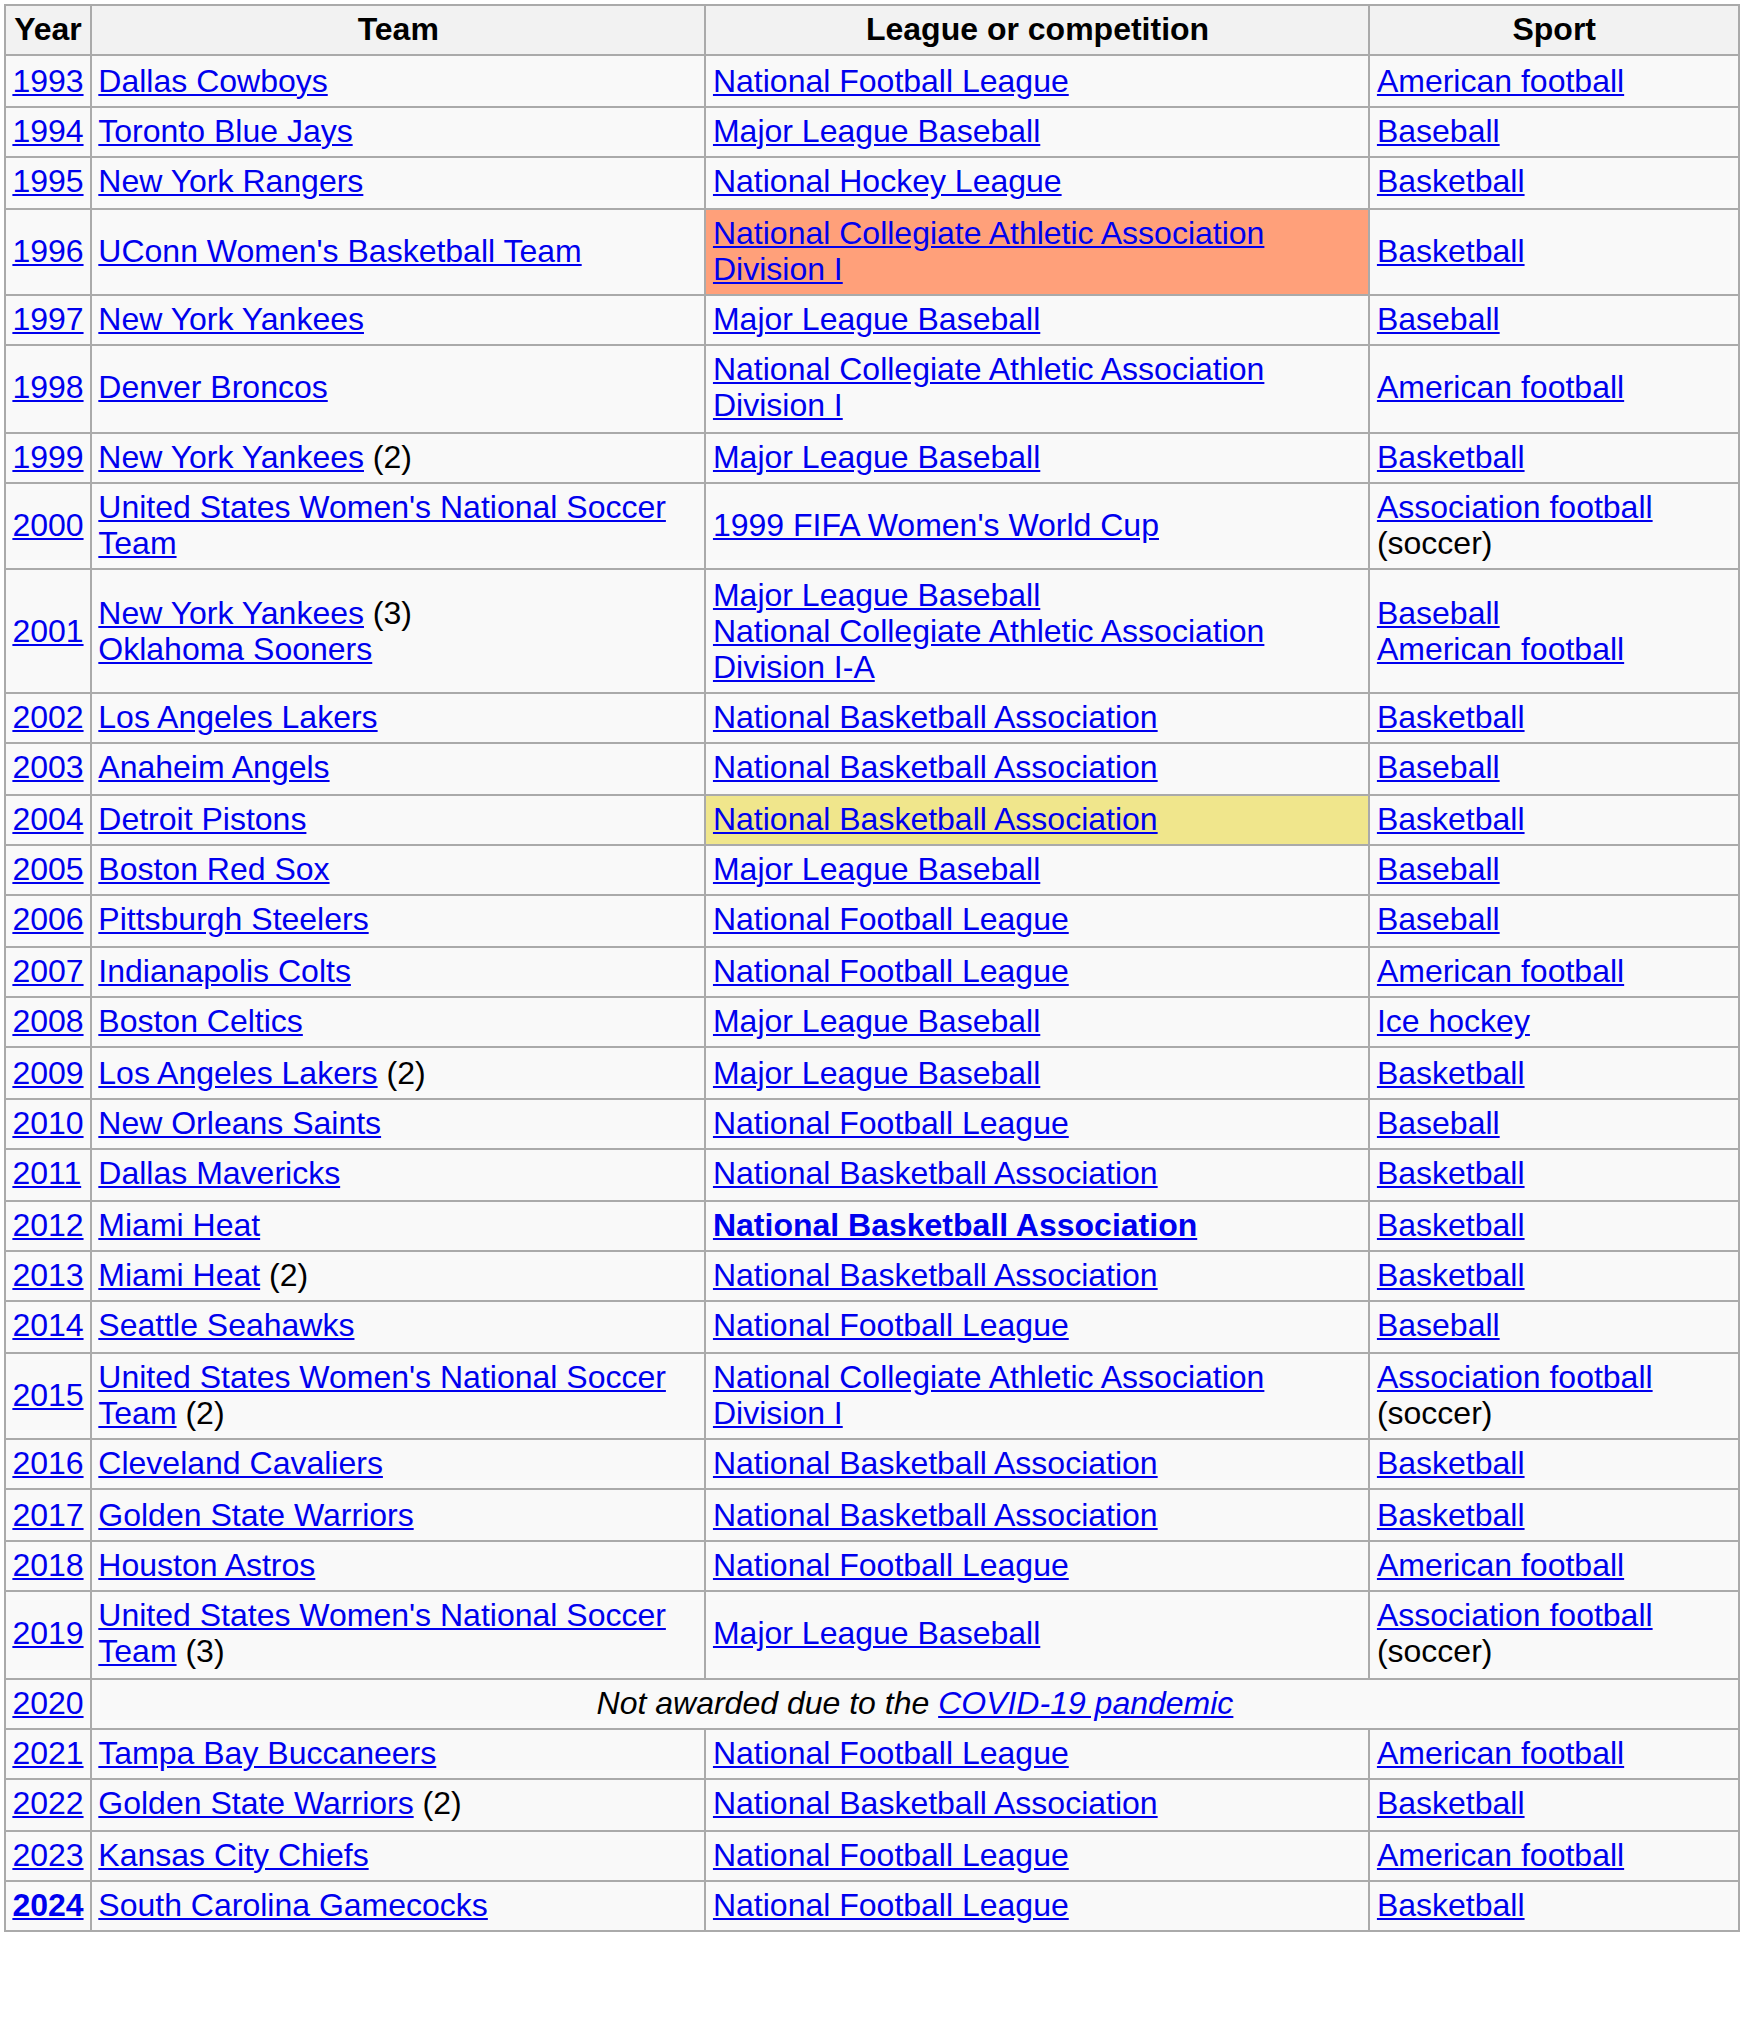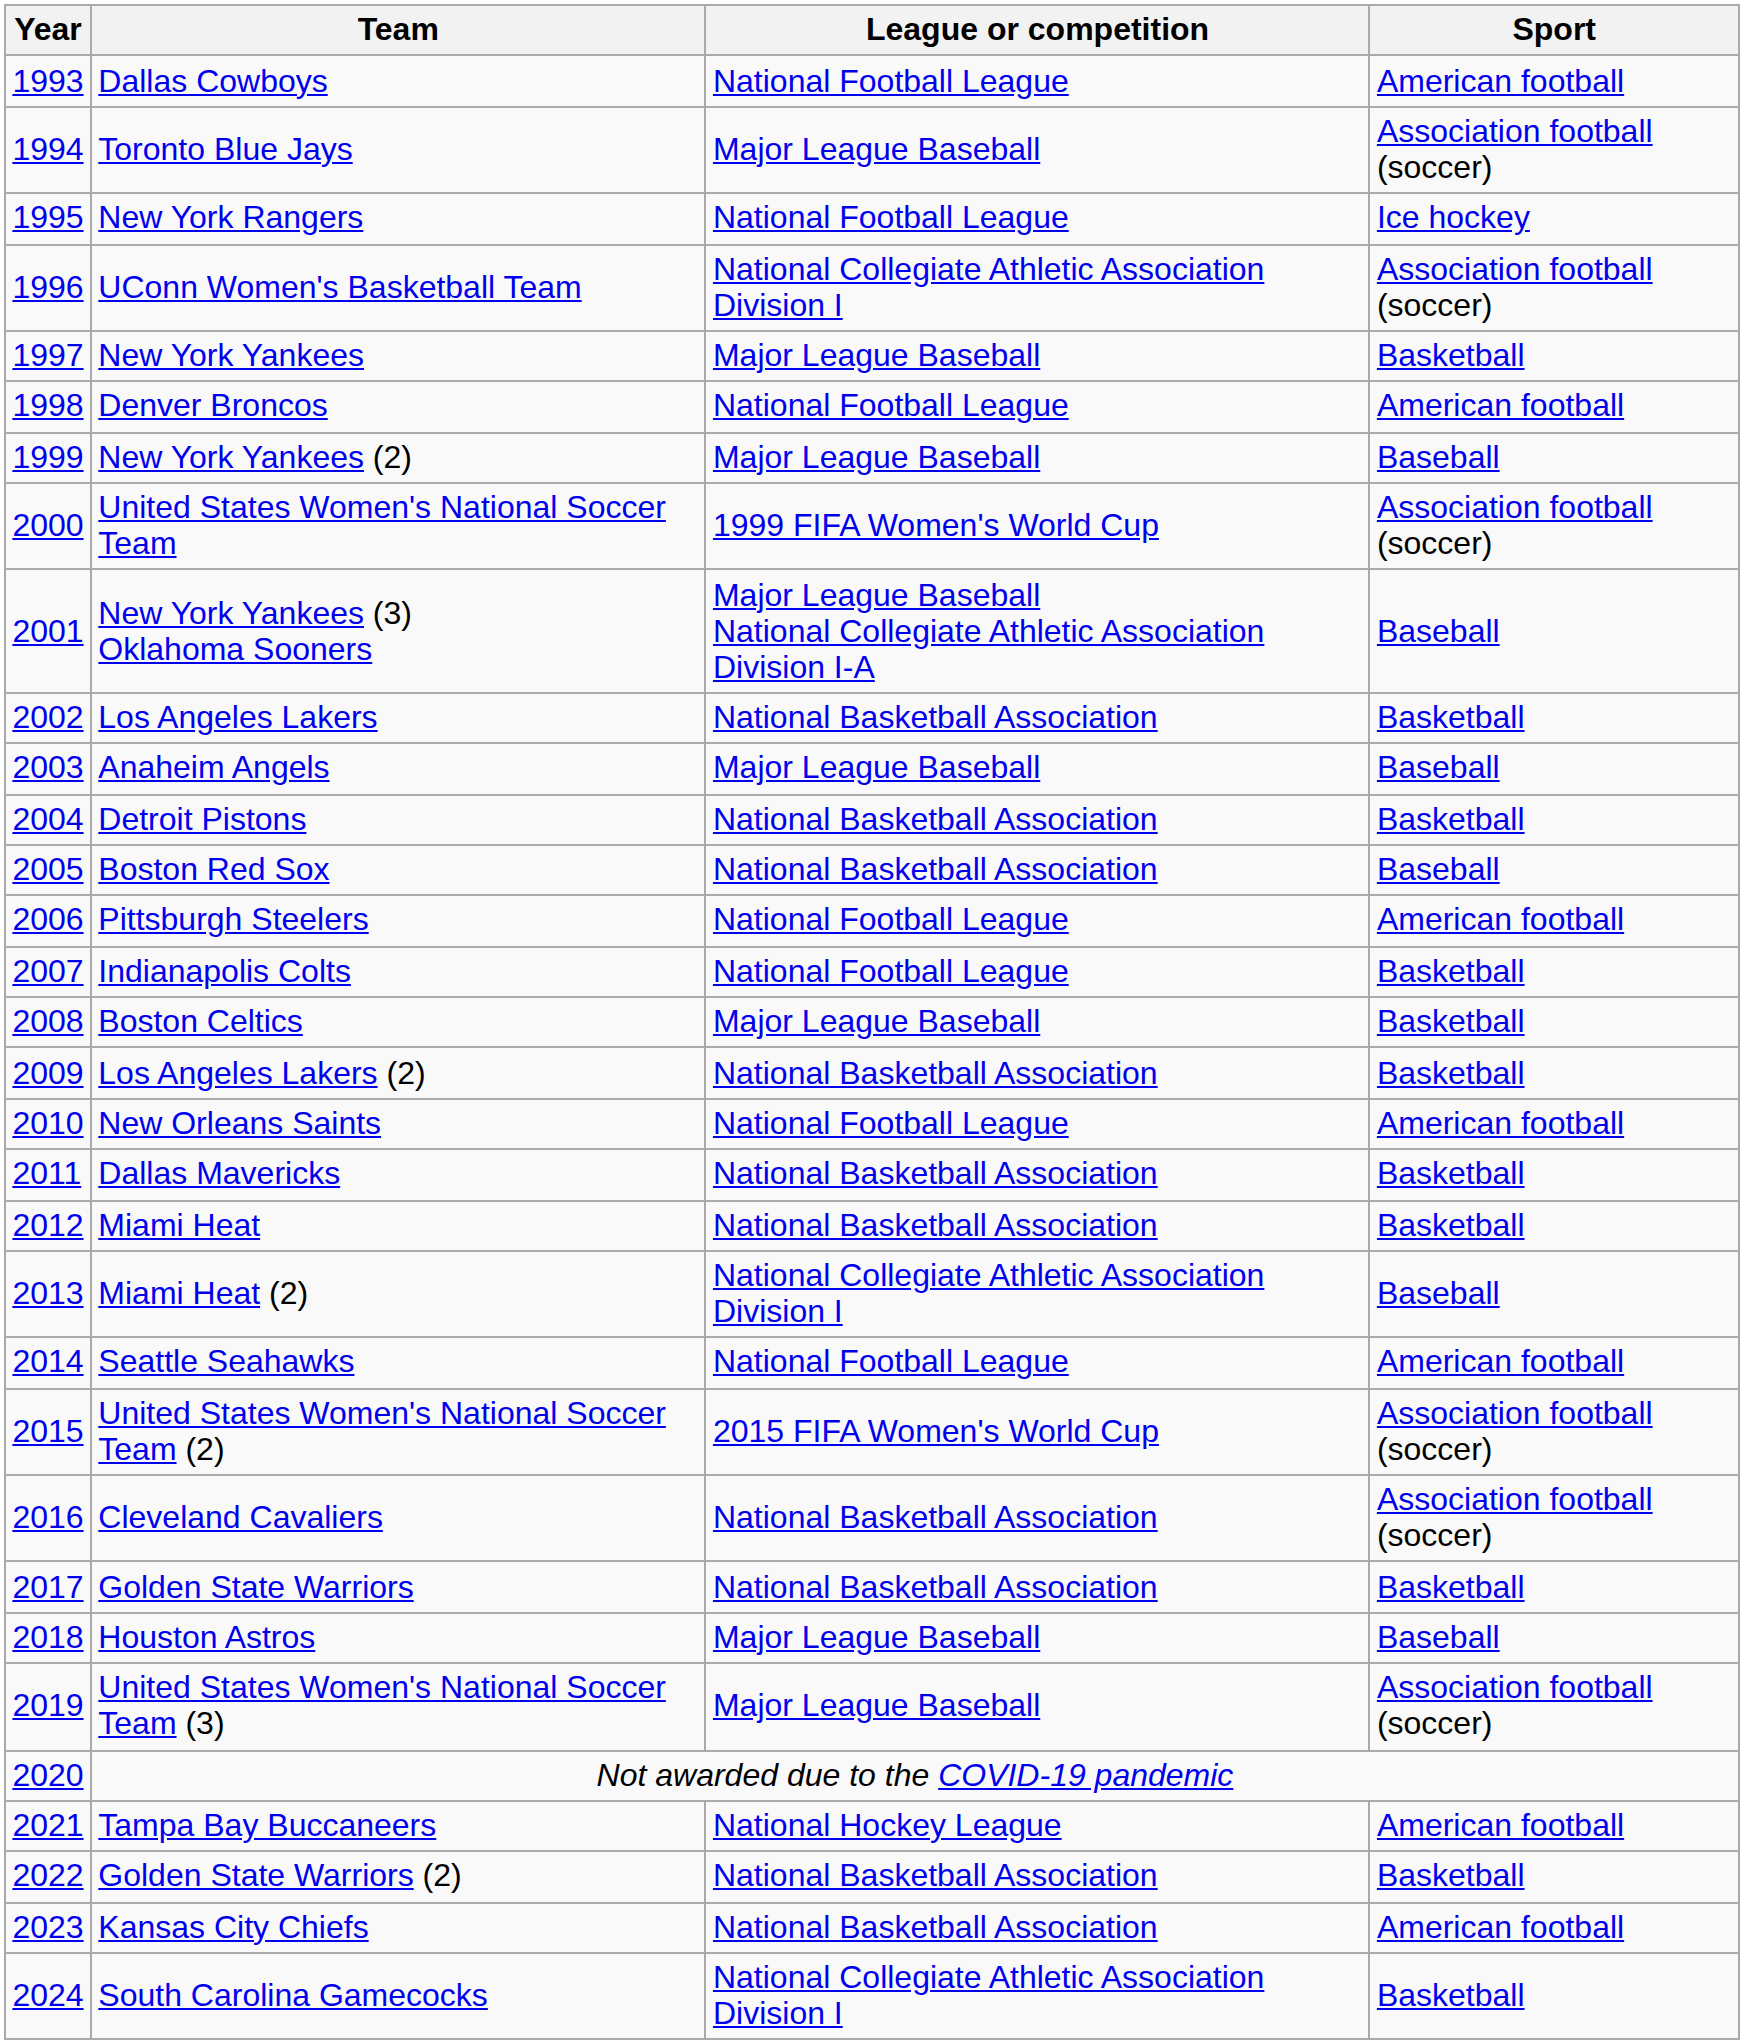(1438, 131) Baseball -> (1515, 149) Association football (soccer)
(887, 182) National Hockey League -> (891, 218) National Football League
(1451, 182) Basketball -> (1453, 218) Ice hockey
(989, 250) lightsalmon background -> (989, 286) no background
(1451, 250) Basketball -> (1515, 286) Association football (soccer)
(1438, 319) Baseball -> (1451, 355) Basketball
(989, 388) National Collegiate Athletic Association Division I -> (891, 406) National Football League
(1451, 457) Basketball -> (1438, 457) Baseball
(1501, 630) Baseball American football -> (1438, 630) Baseball
(935, 768) National Basketball Association -> (877, 768) Major League Baseball
(935, 818) khaki background -> (935, 818) no background
(877, 869) Major League Baseball -> (935, 869) National Basketball Association
(1438, 920) Baseball -> (1501, 920) American football
(1501, 971) American football -> (1451, 971) Basketball
(1453, 1021) Ice hockey -> (1451, 1021) Basketball
(877, 1072) Major League Baseball -> (935, 1072) National Basketball Association
(1438, 1123) Baseball -> (1501, 1123) American football
(955, 1224) bold -> (935, 1224) normal
(935, 1275) National Basketball Association -> (989, 1293) National Collegiate Athletic Association Division I
(1451, 1275) Basketball -> (1438, 1293) Baseball
(1438, 1326) Baseball -> (1501, 1362) American football
(989, 1395) National Collegiate Athletic Association Division I -> (936, 1431) 2015 FIFA Women's World Cup
(1451, 1463) Basketball -> (1515, 1517) Association football (soccer)
(891, 1565) National Football League -> (877, 1637) Major League Baseball
(1501, 1565) American football -> (1438, 1637) Baseball
(891, 1753) National Football League -> (887, 1825) National Hockey League
(891, 1855) National Football League -> (935, 1927) National Basketball Association
(48, 1905) bold -> (48, 1995) normal
(891, 1905) National Football League -> (989, 1995) National Collegiate Athletic Association Division I
